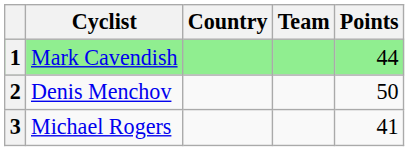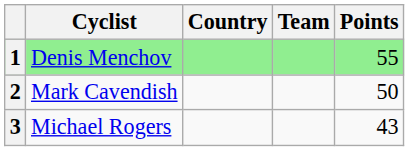(104, 57) Mark Cavendish -> (101, 57) Denis Menchov
(388, 57) 44 -> (388, 57) 55
(101, 92) Denis Menchov -> (104, 92) Mark Cavendish
(388, 127) 41 -> (388, 127) 43
